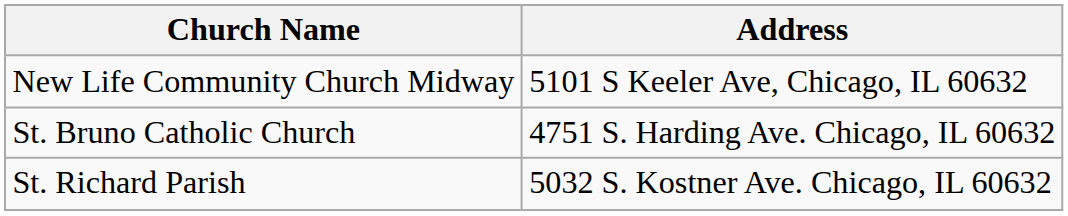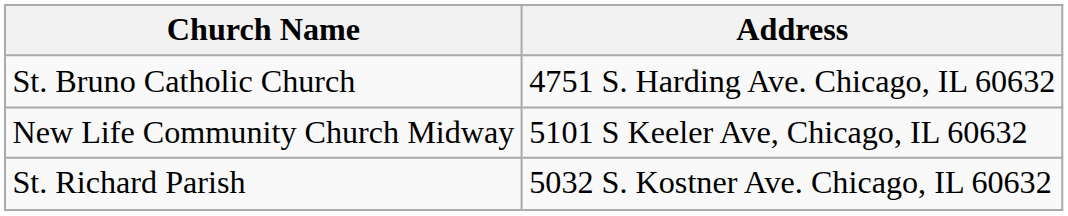rows swapped: (263, 81) <-> (184, 132)
